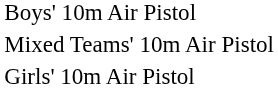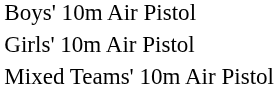rows swapped: (100, 76) <-> (139, 44)
